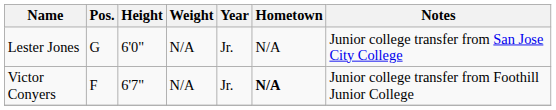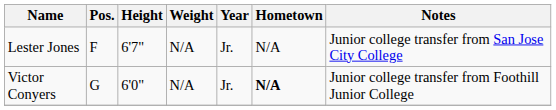(95, 46) G -> (93, 46) F
(133, 46) 6'0" -> (133, 46) 6'7"
(93, 85) F -> (95, 85) G
(133, 85) 6'7" -> (133, 85) 6'0"
